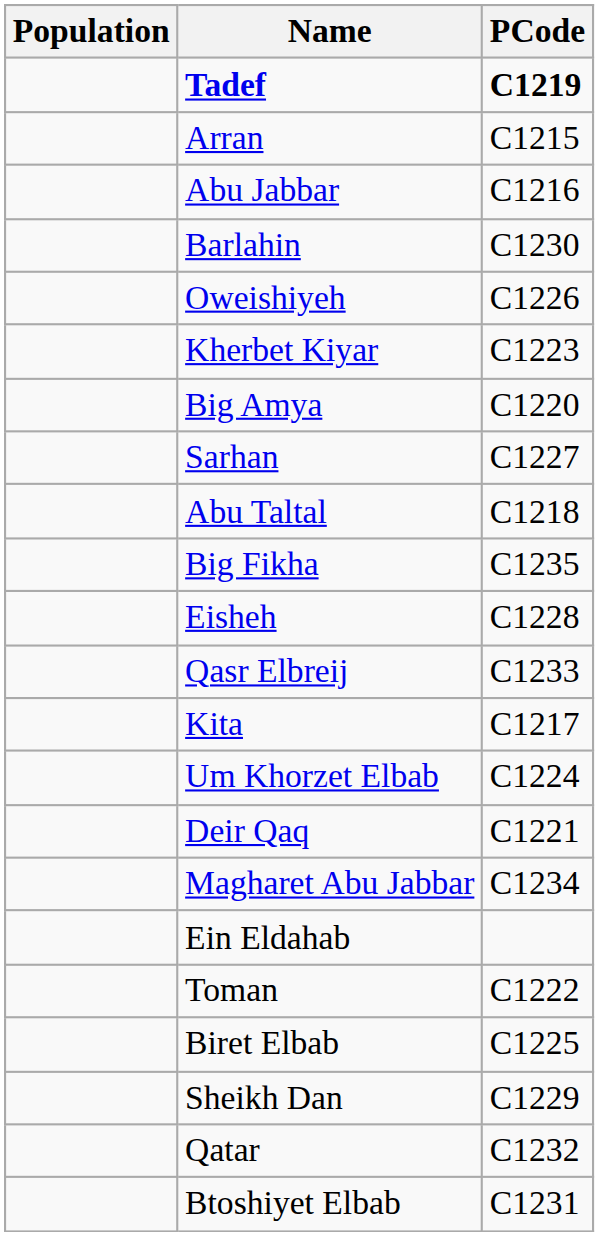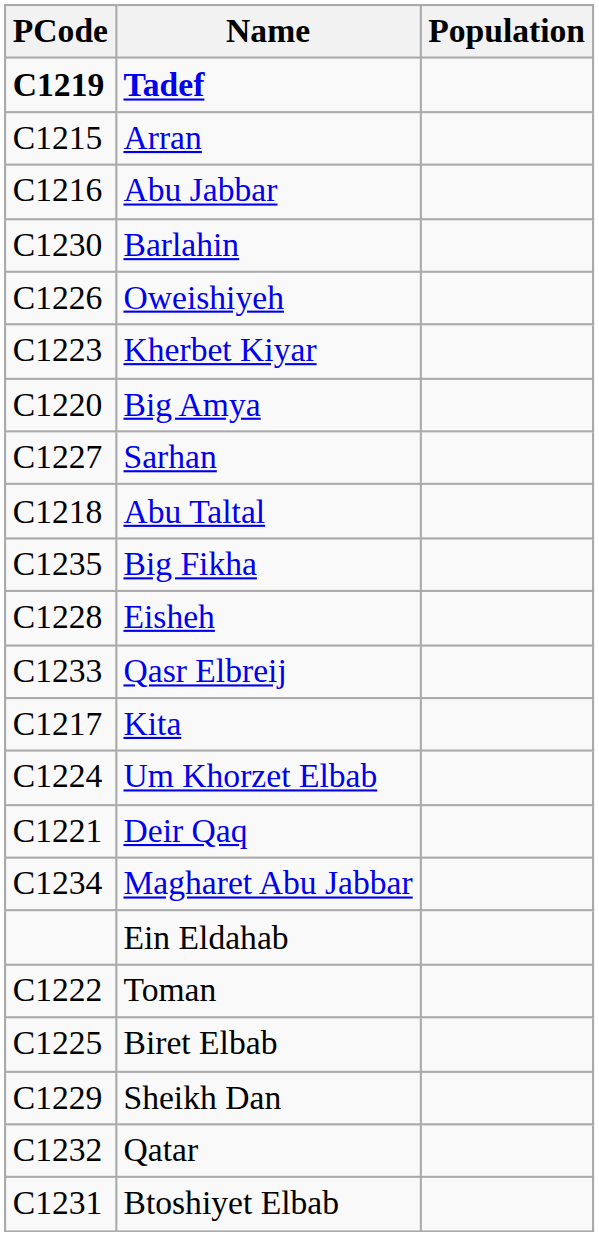columns swapped: (537, 31) <-> (91, 31)
